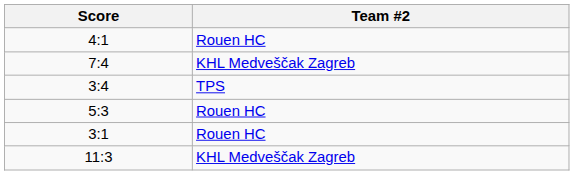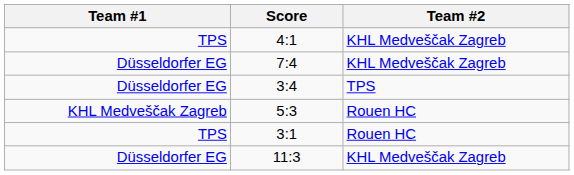+ column: (117, 16)
(231, 39) Rouen HC -> (426, 39) KHL Medveščak Zagreb
